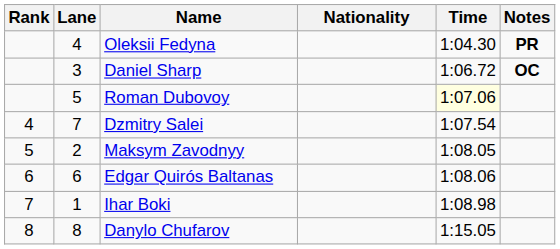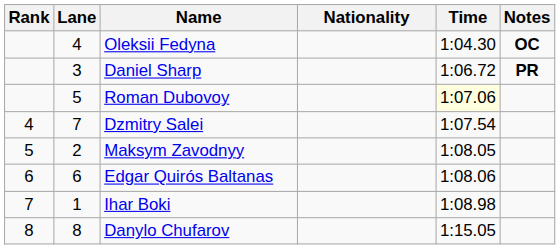(527, 44) PR -> (527, 44) OC
(527, 71) OC -> (527, 71) PR
